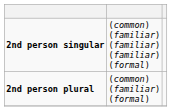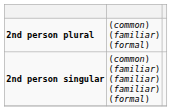rows swapped: (55, 45) <-> (50, 89)
